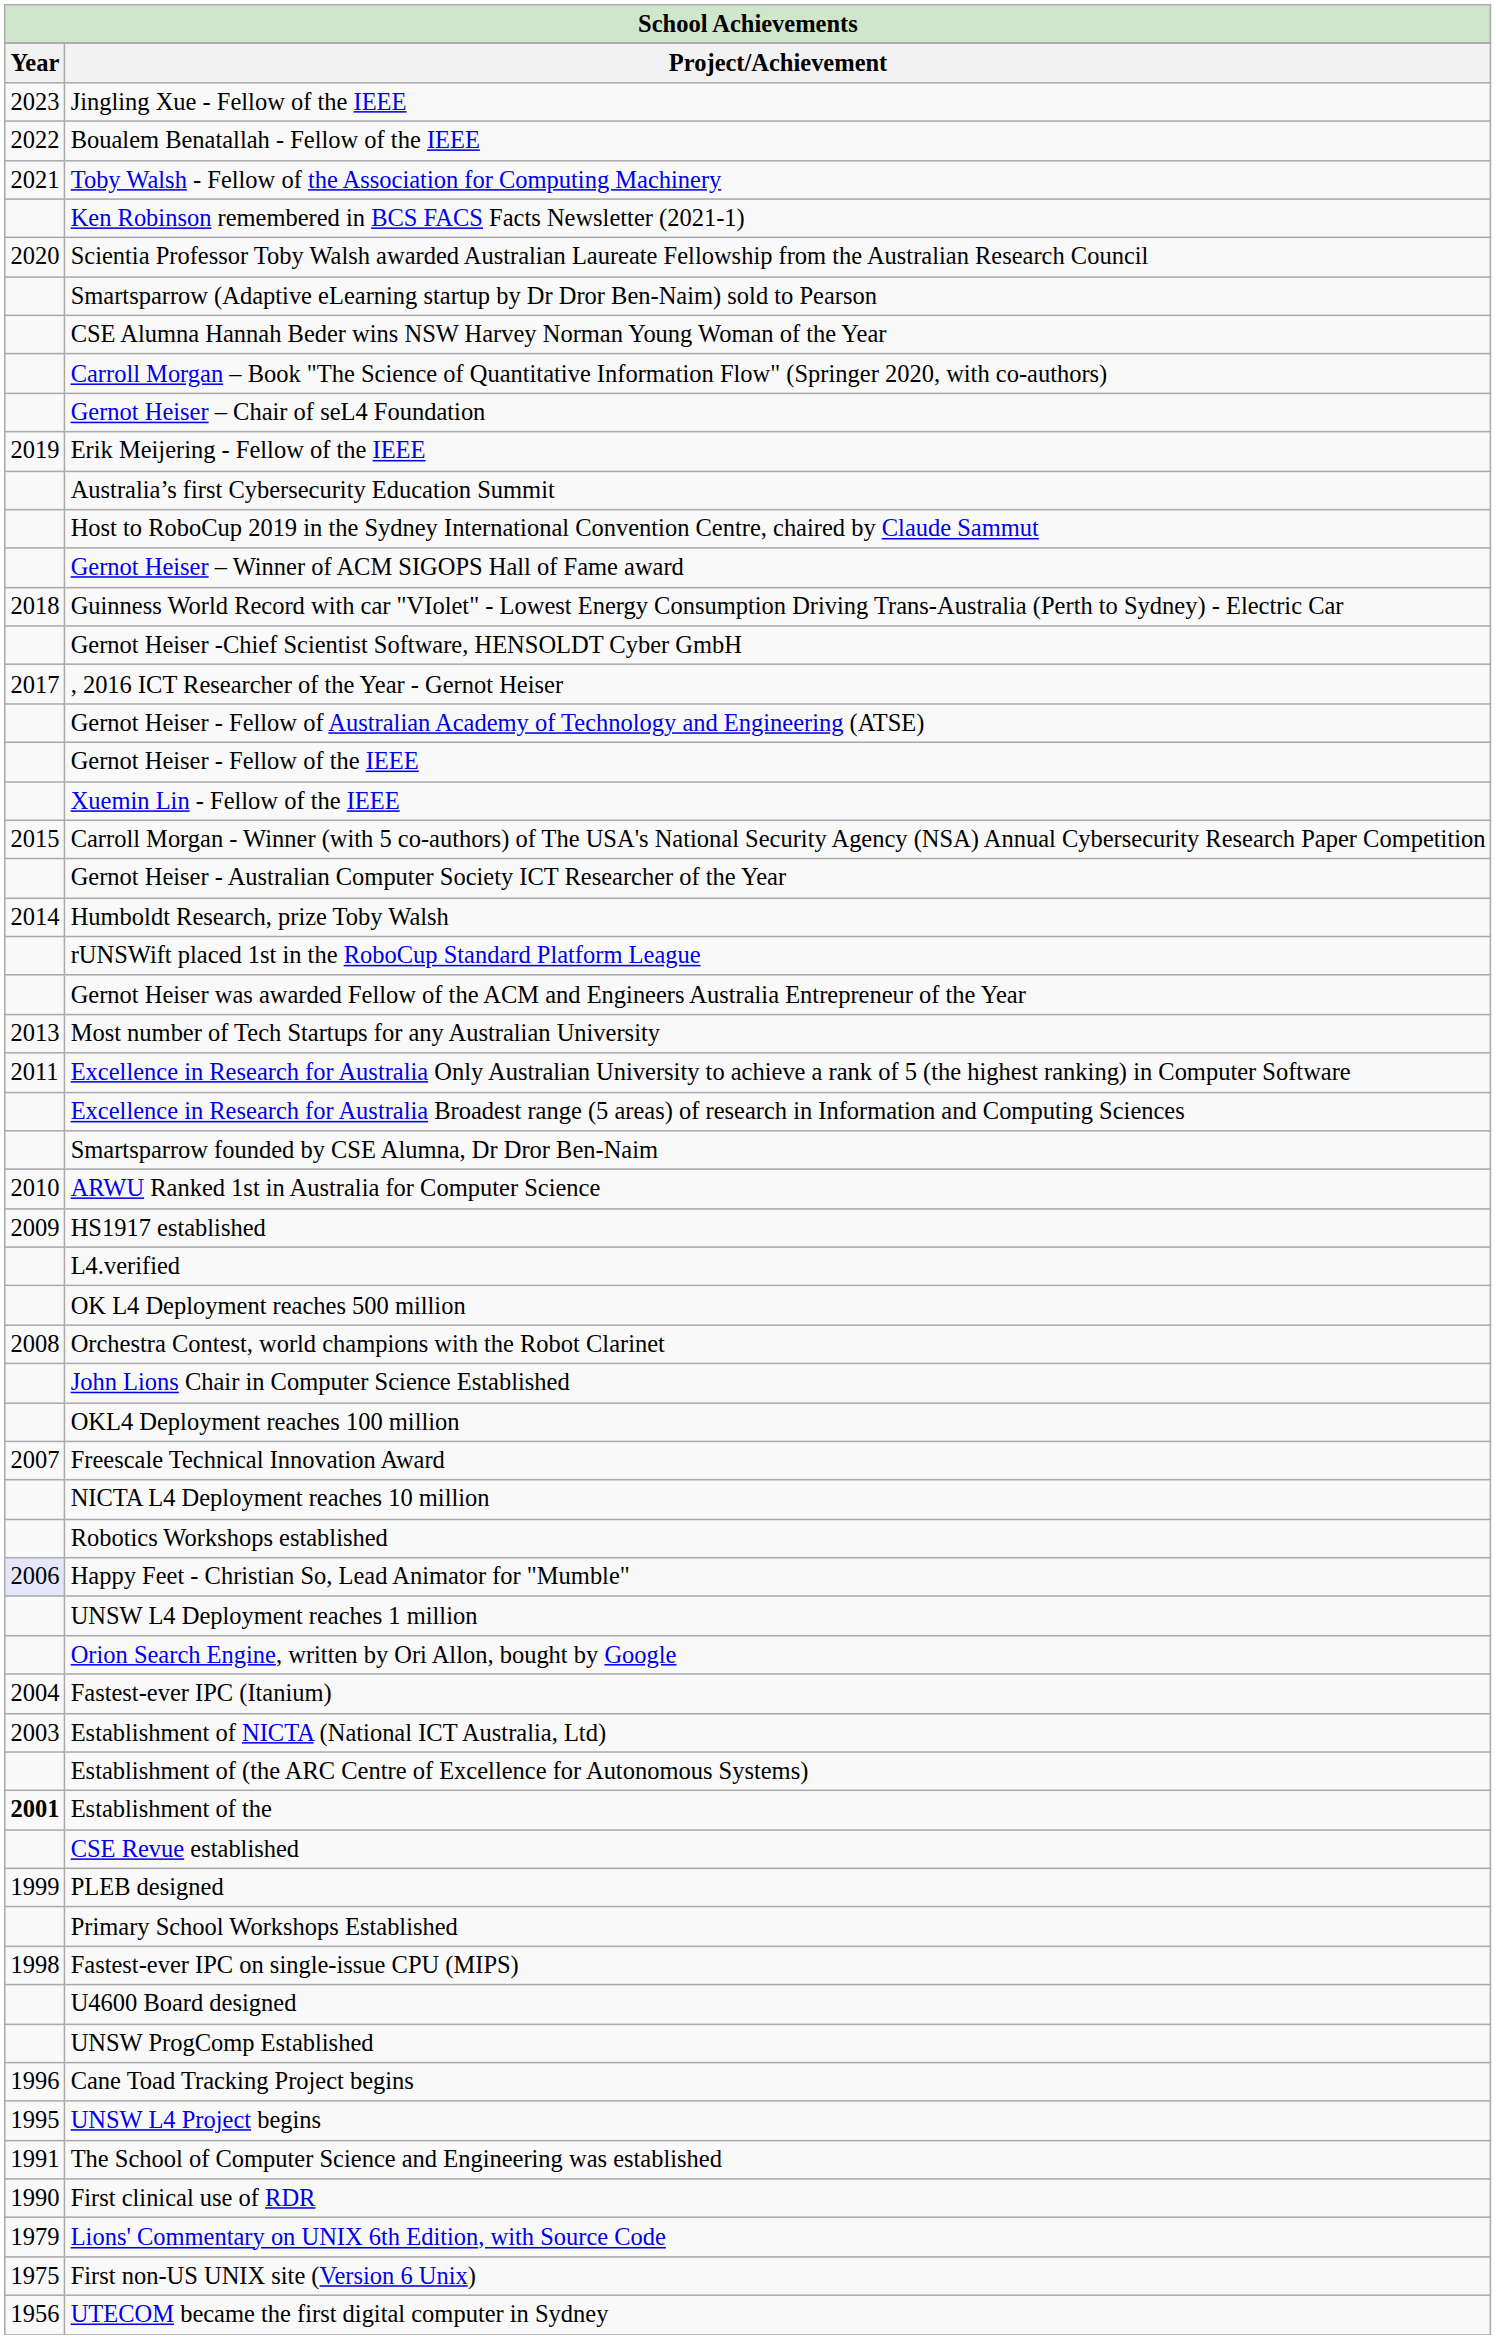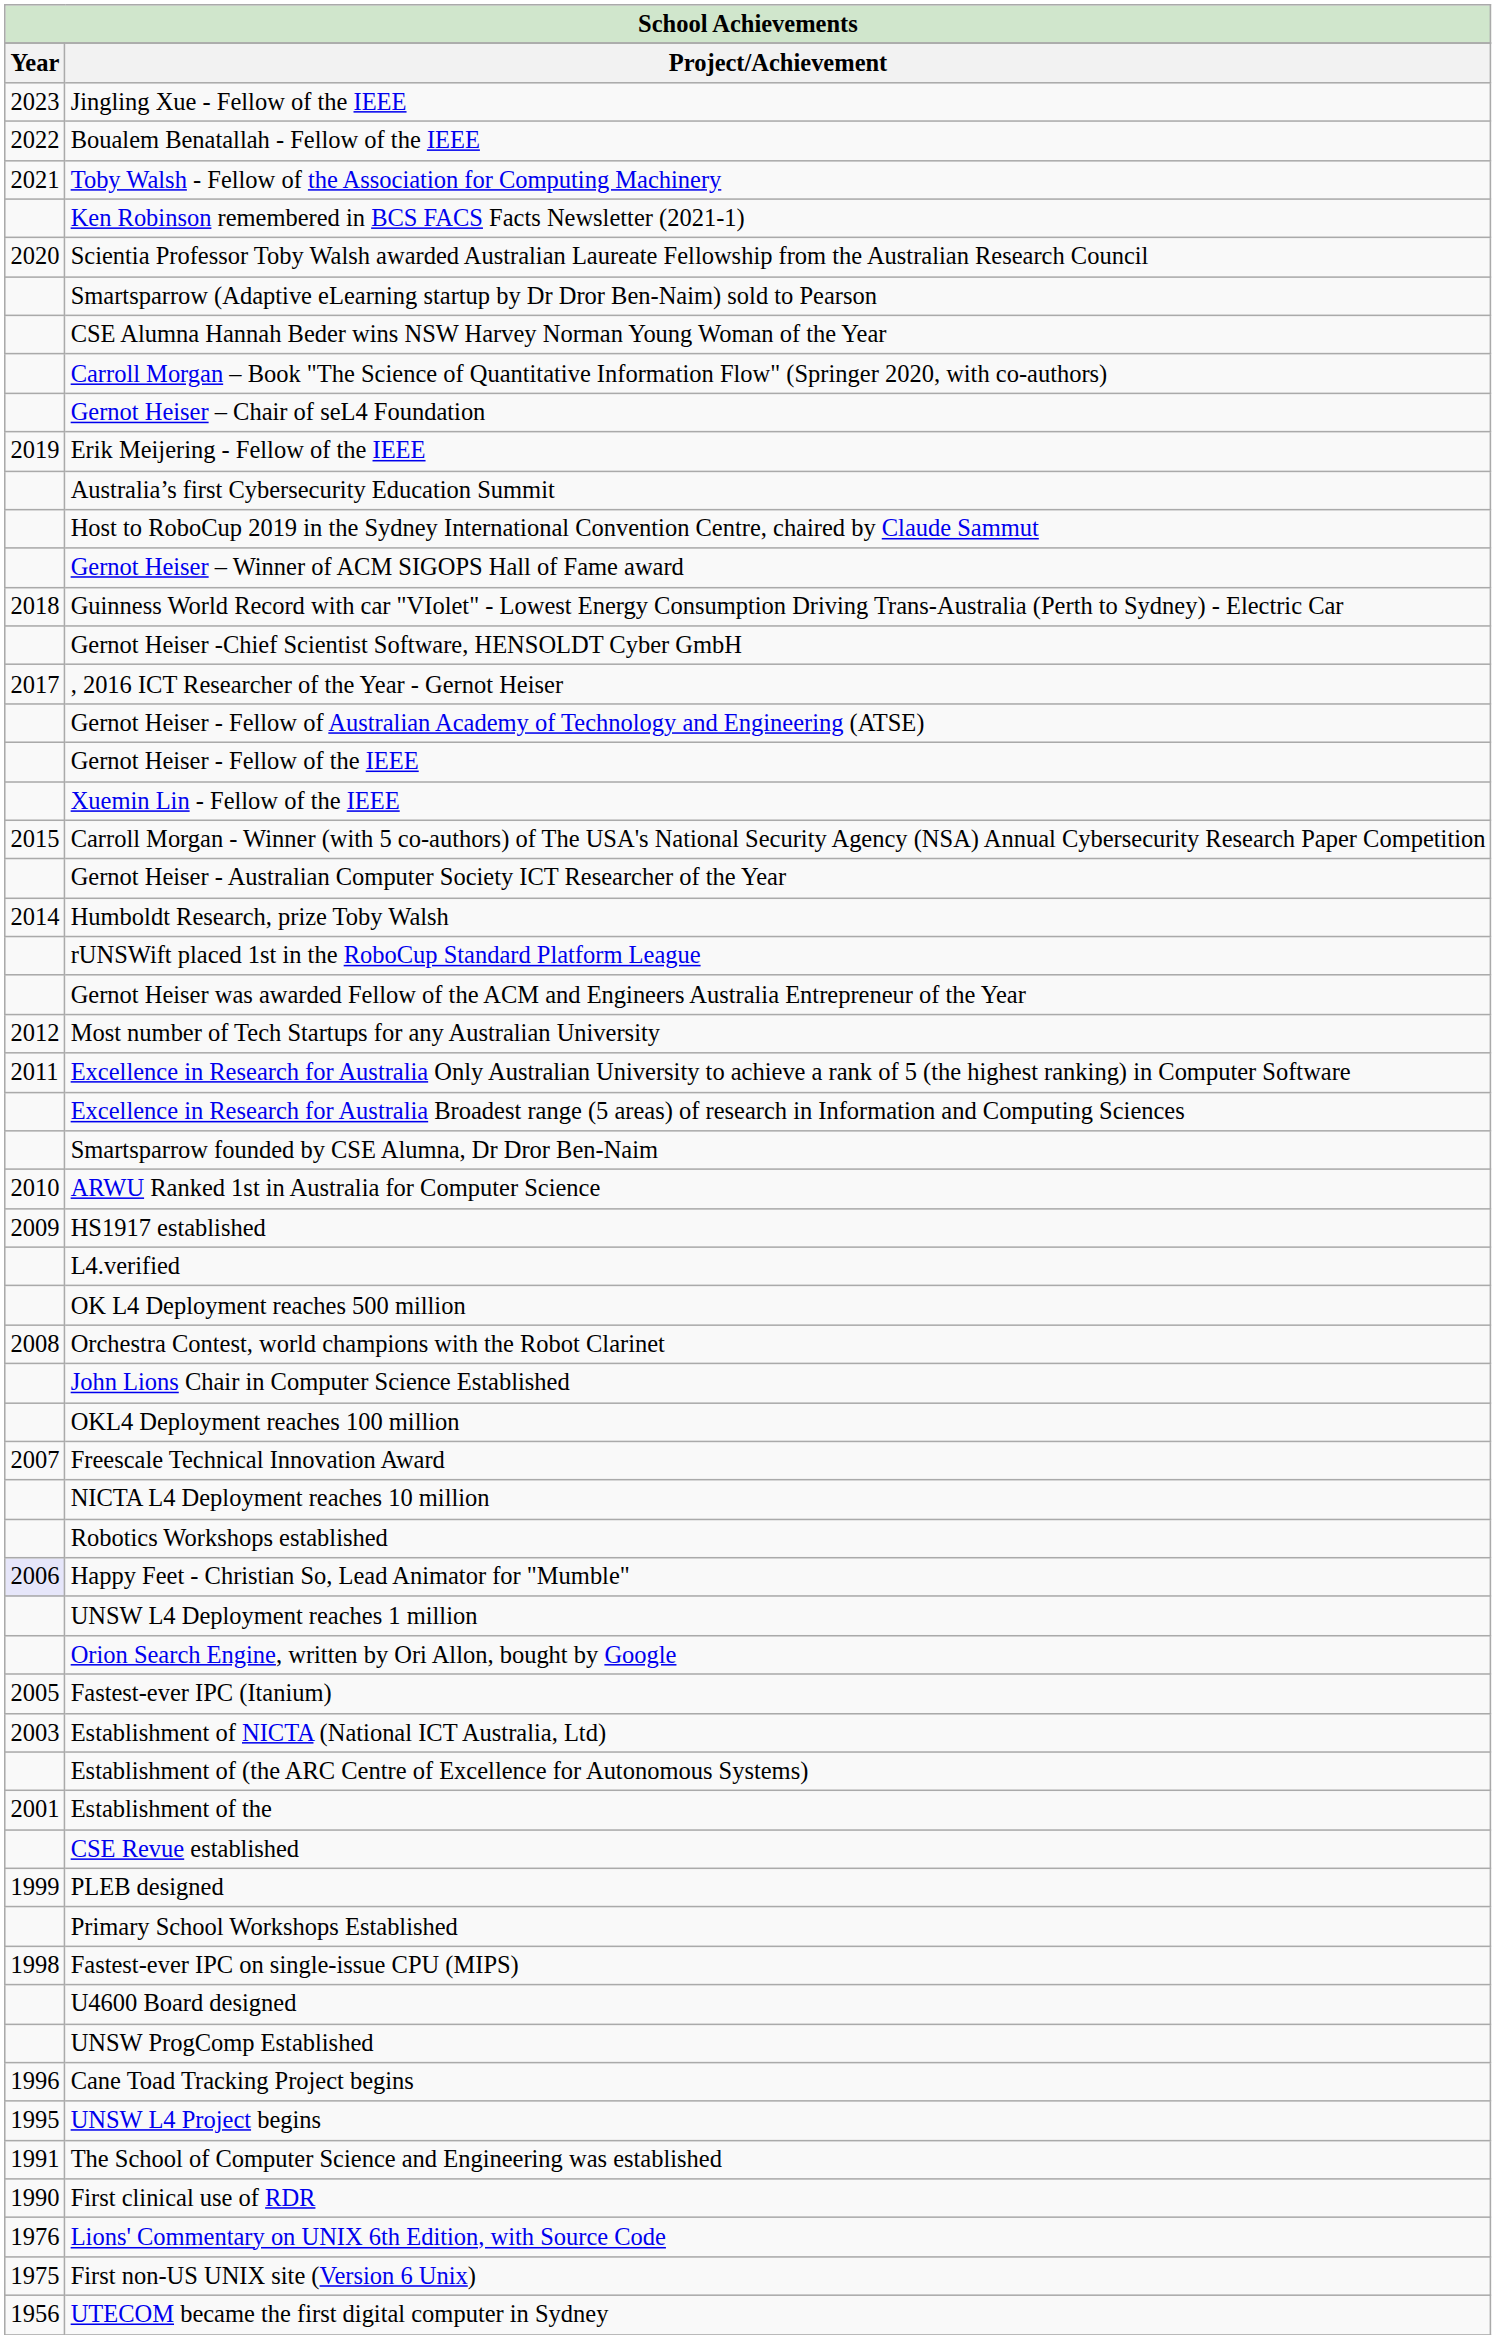(35, 1033) 2013 -> (35, 1033) 2012
(35, 1693) 2004 -> (35, 1693) 2005
(35, 1809) bold -> (35, 1809) normal
(35, 2236) 1979 -> (35, 2236) 1976
